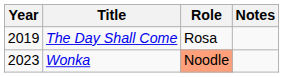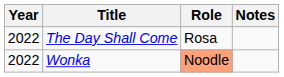(24, 38) 2019 -> (24, 38) 2022
(24, 60) 2023 -> (24, 60) 2022
